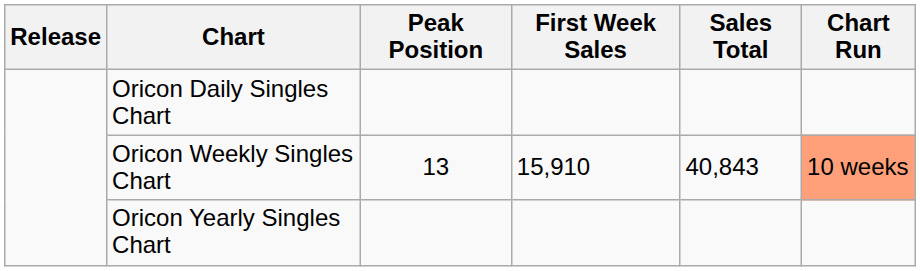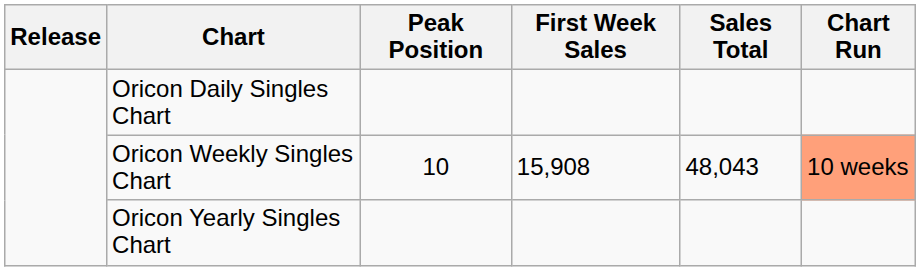(436, 167) 13 -> (436, 167) 10
(553, 167) 15,910 -> (553, 167) 15,908
(722, 167) 40,843 -> (722, 167) 48,043
